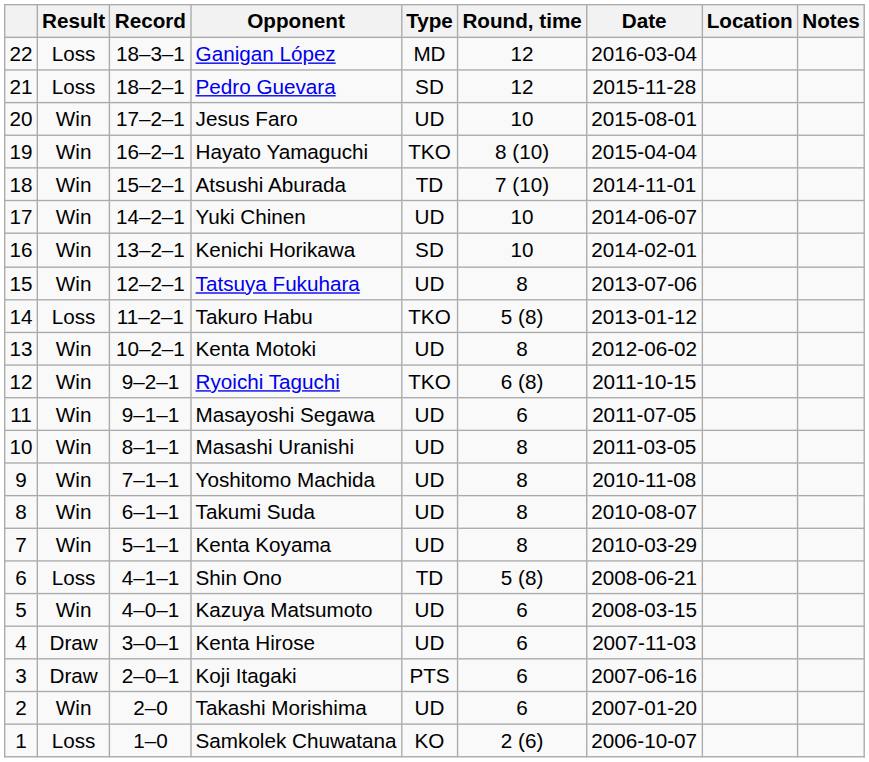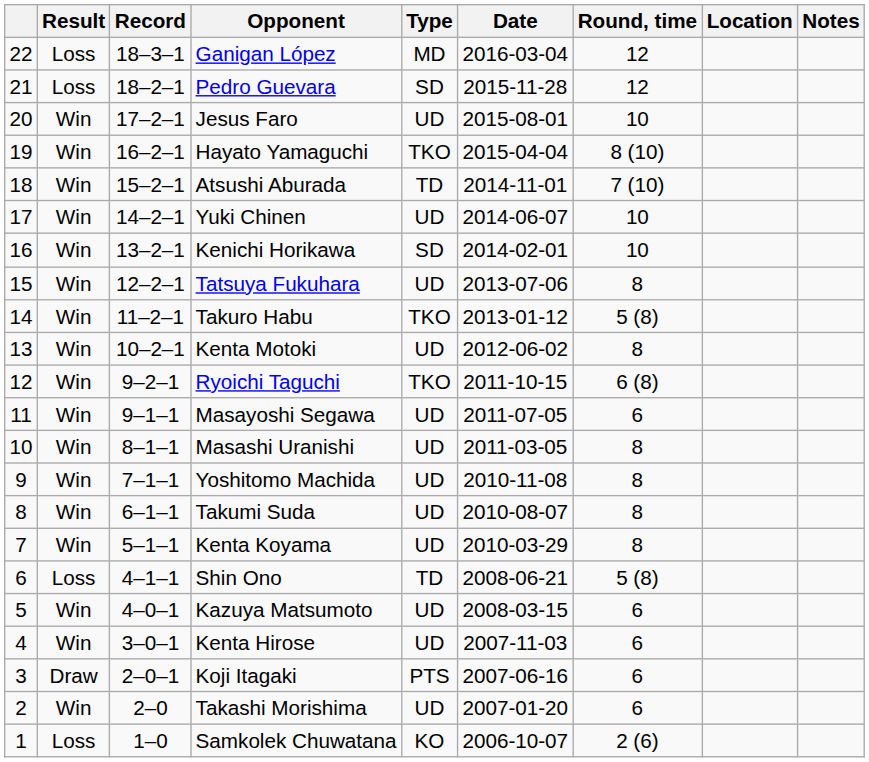columns swapped: (522, 21) <-> (644, 21)
(74, 316) Loss -> (74, 316) Win
(74, 643) Draw -> (74, 643) Win
